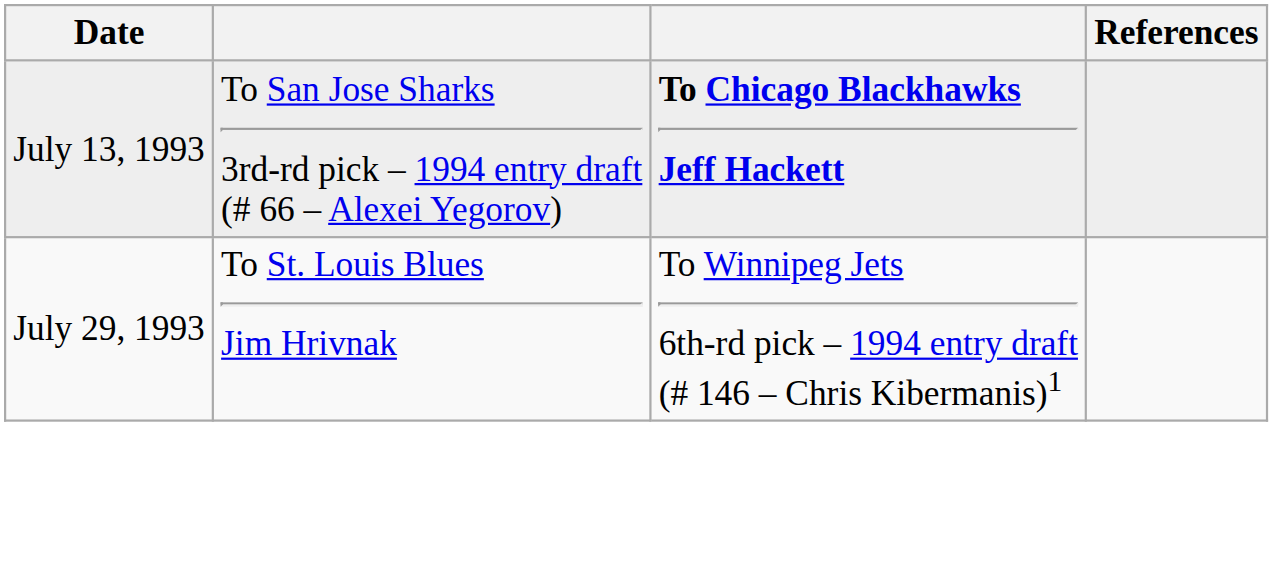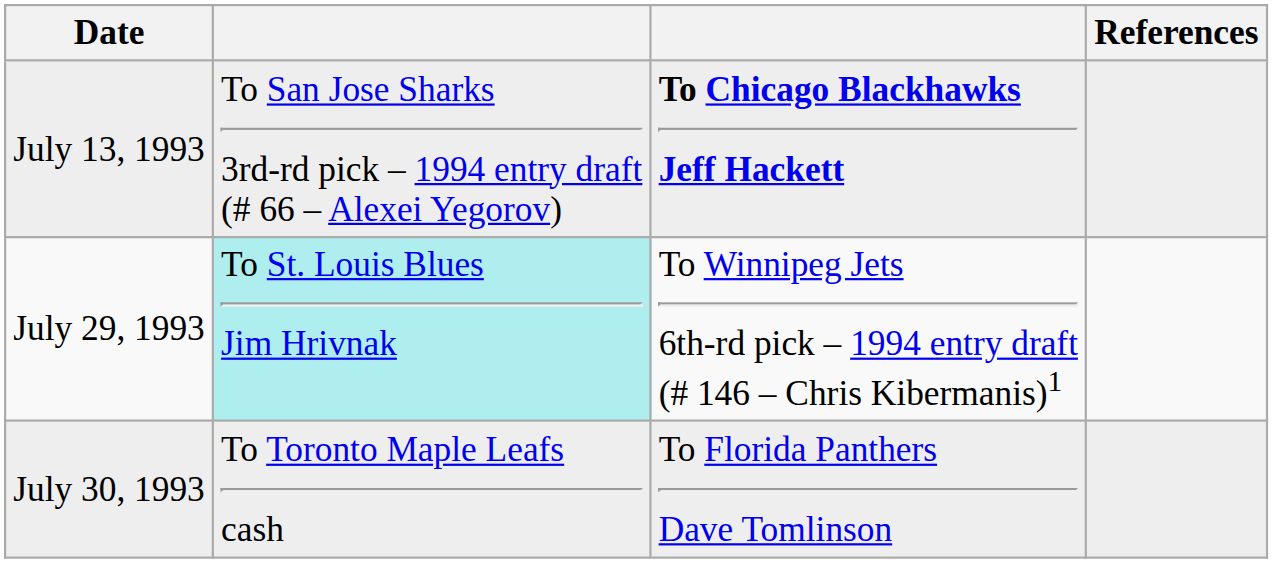(432, 303) no background -> (432, 303) paleturquoise background
+ row: (109, 488)
